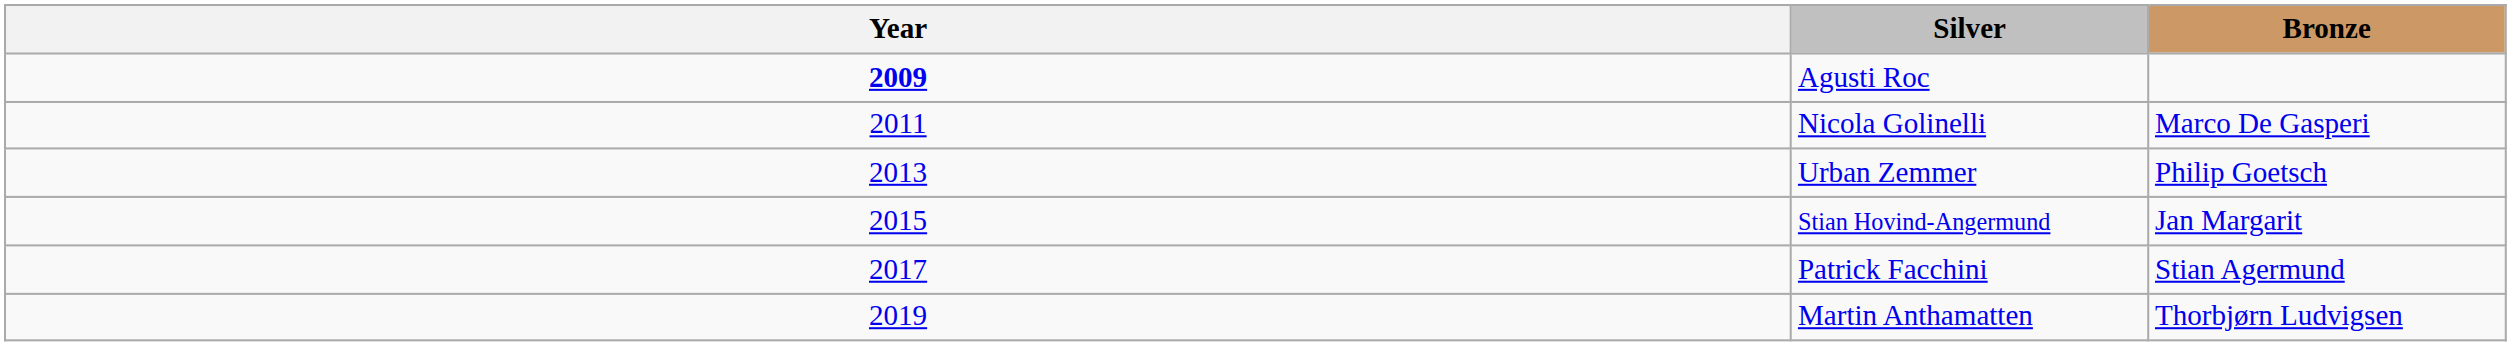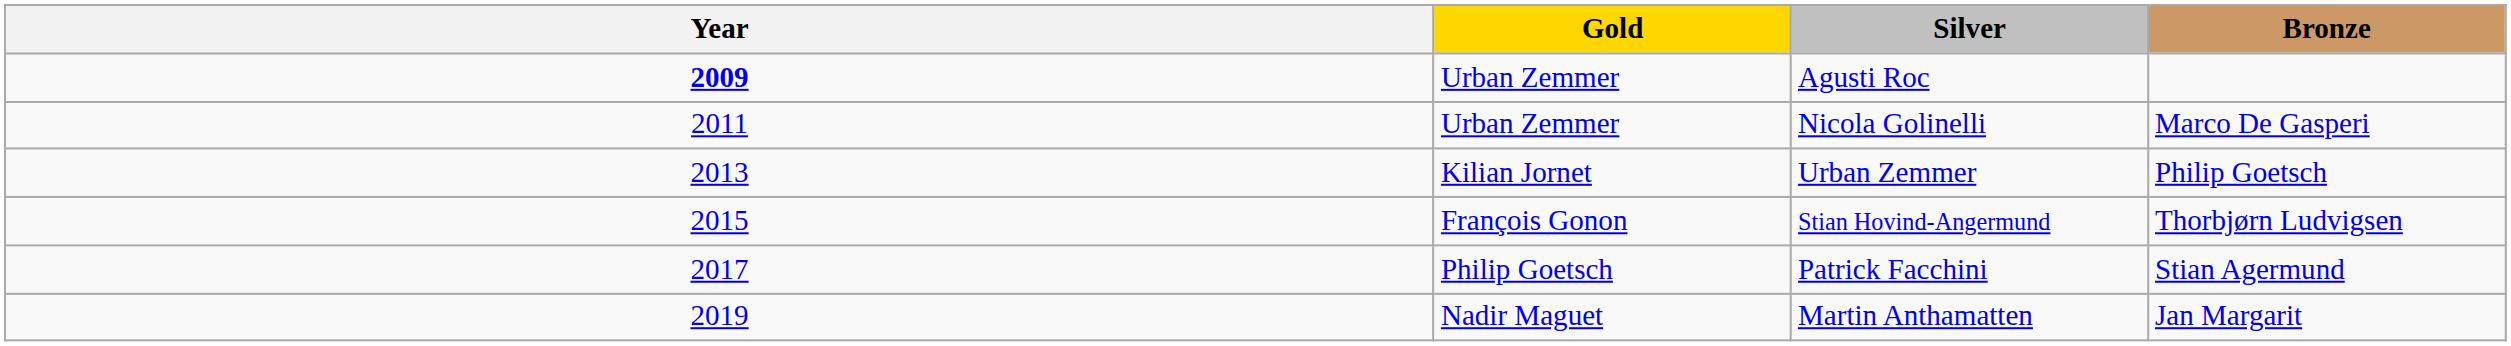+ column: (1613, 28)
(2229, 220) Jan Margarit -> (2279, 220) Thorbjørn Ludvigsen
(2279, 316) Thorbjørn Ludvigsen -> (2229, 316) Jan Margarit
